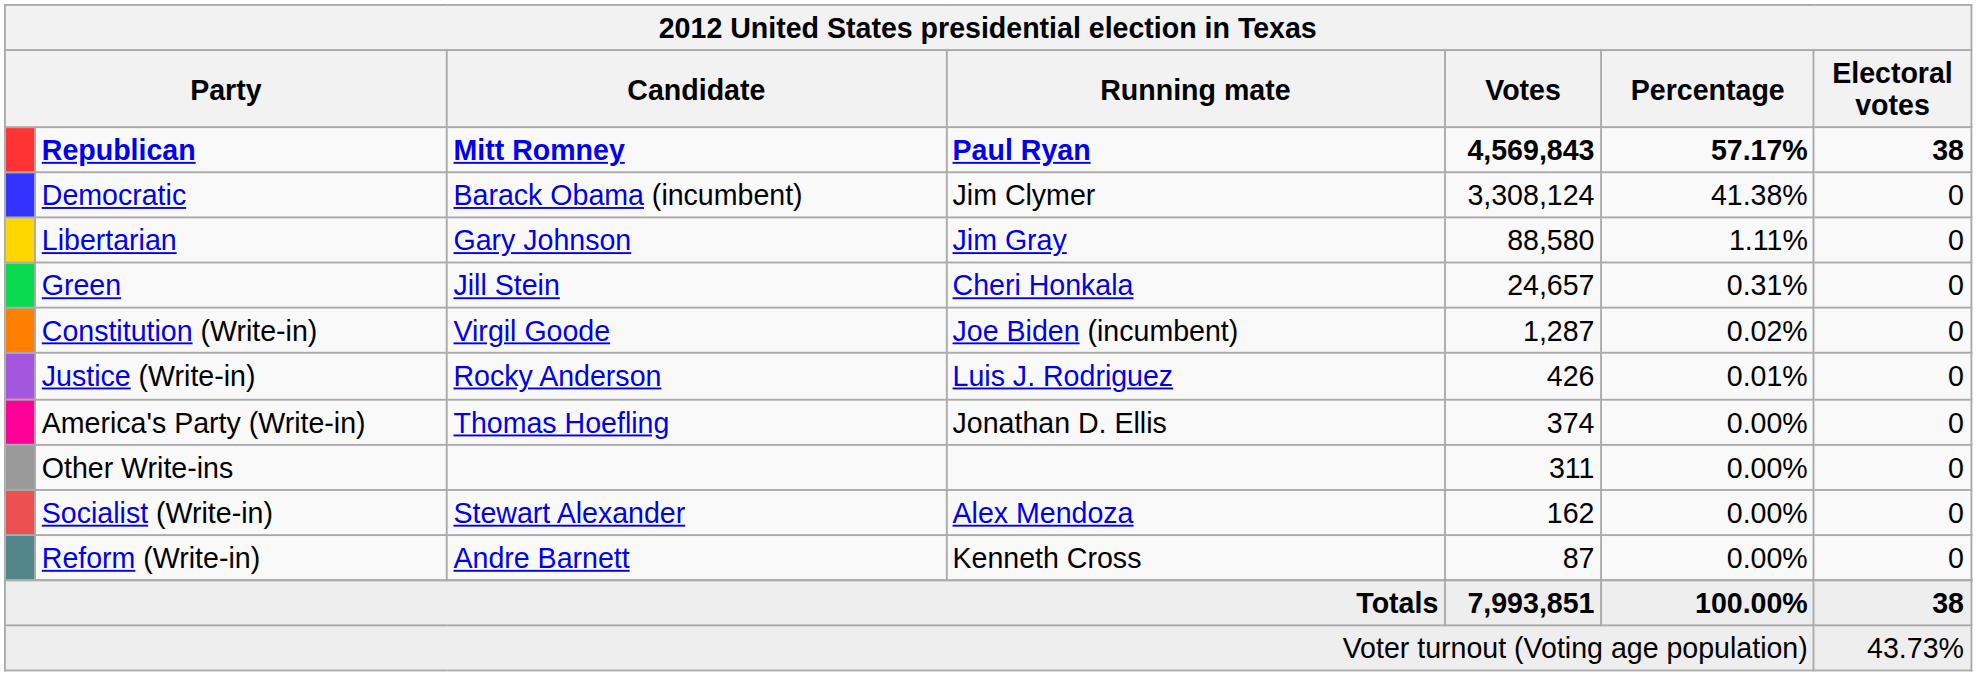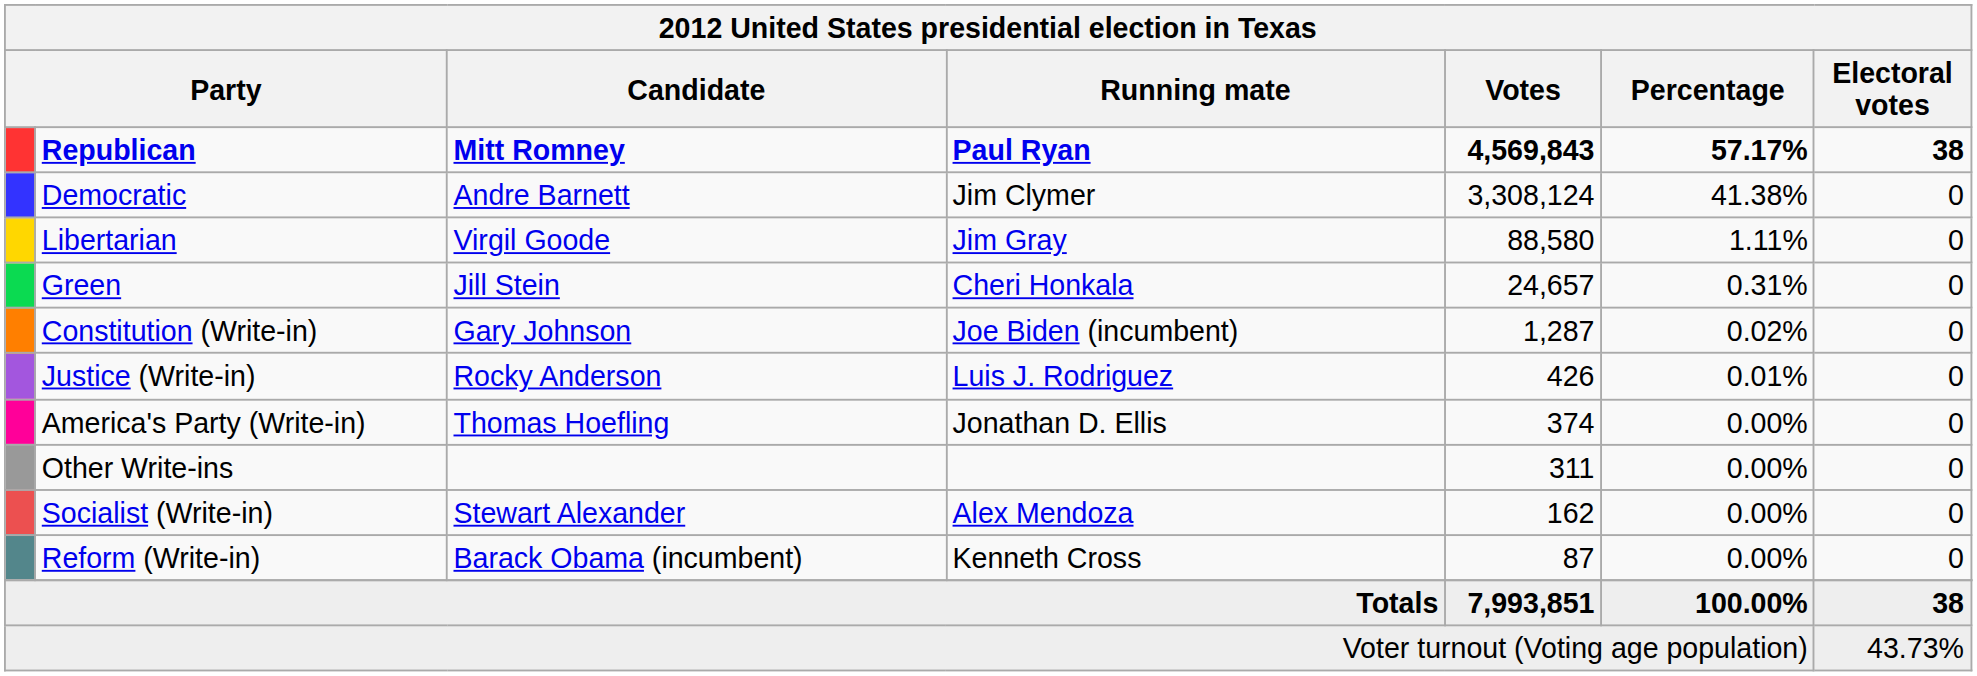(628, 195) Barack Obama (incumbent) -> (542, 195) Andre Barnett
(542, 241) Gary Johnson -> (532, 241) Virgil Goode
(532, 331) Virgil Goode -> (542, 331) Gary Johnson
(542, 557) Andre Barnett -> (628, 557) Barack Obama (incumbent)
